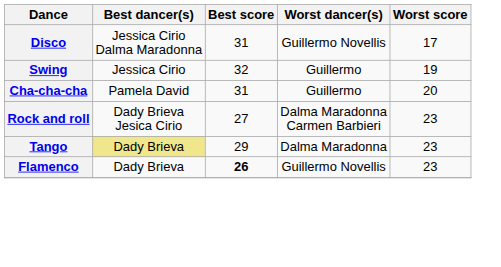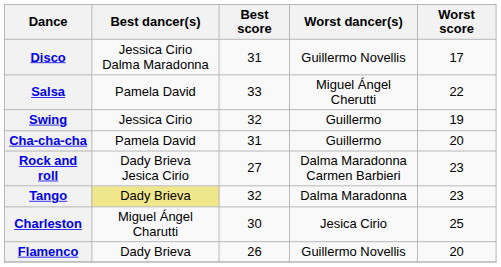+ row: (48, 92)
(241, 146) 29 -> (254, 196) 32
+ row: (48, 224)
(241, 167) bold -> (254, 252) normal
(430, 167) 23 -> (457, 252) 20
